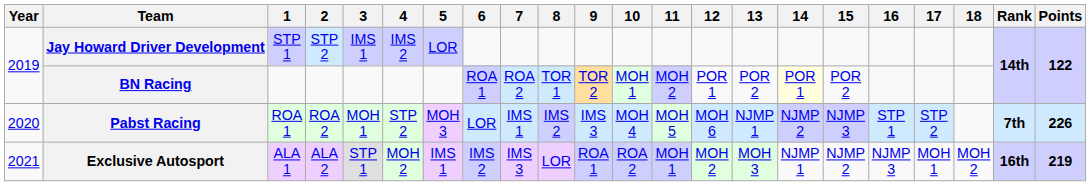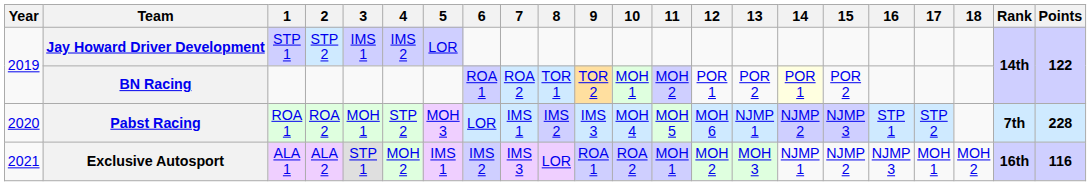(1060, 123) 226 -> (1060, 123) 228
(1060, 162) 219 -> (1060, 162) 116
